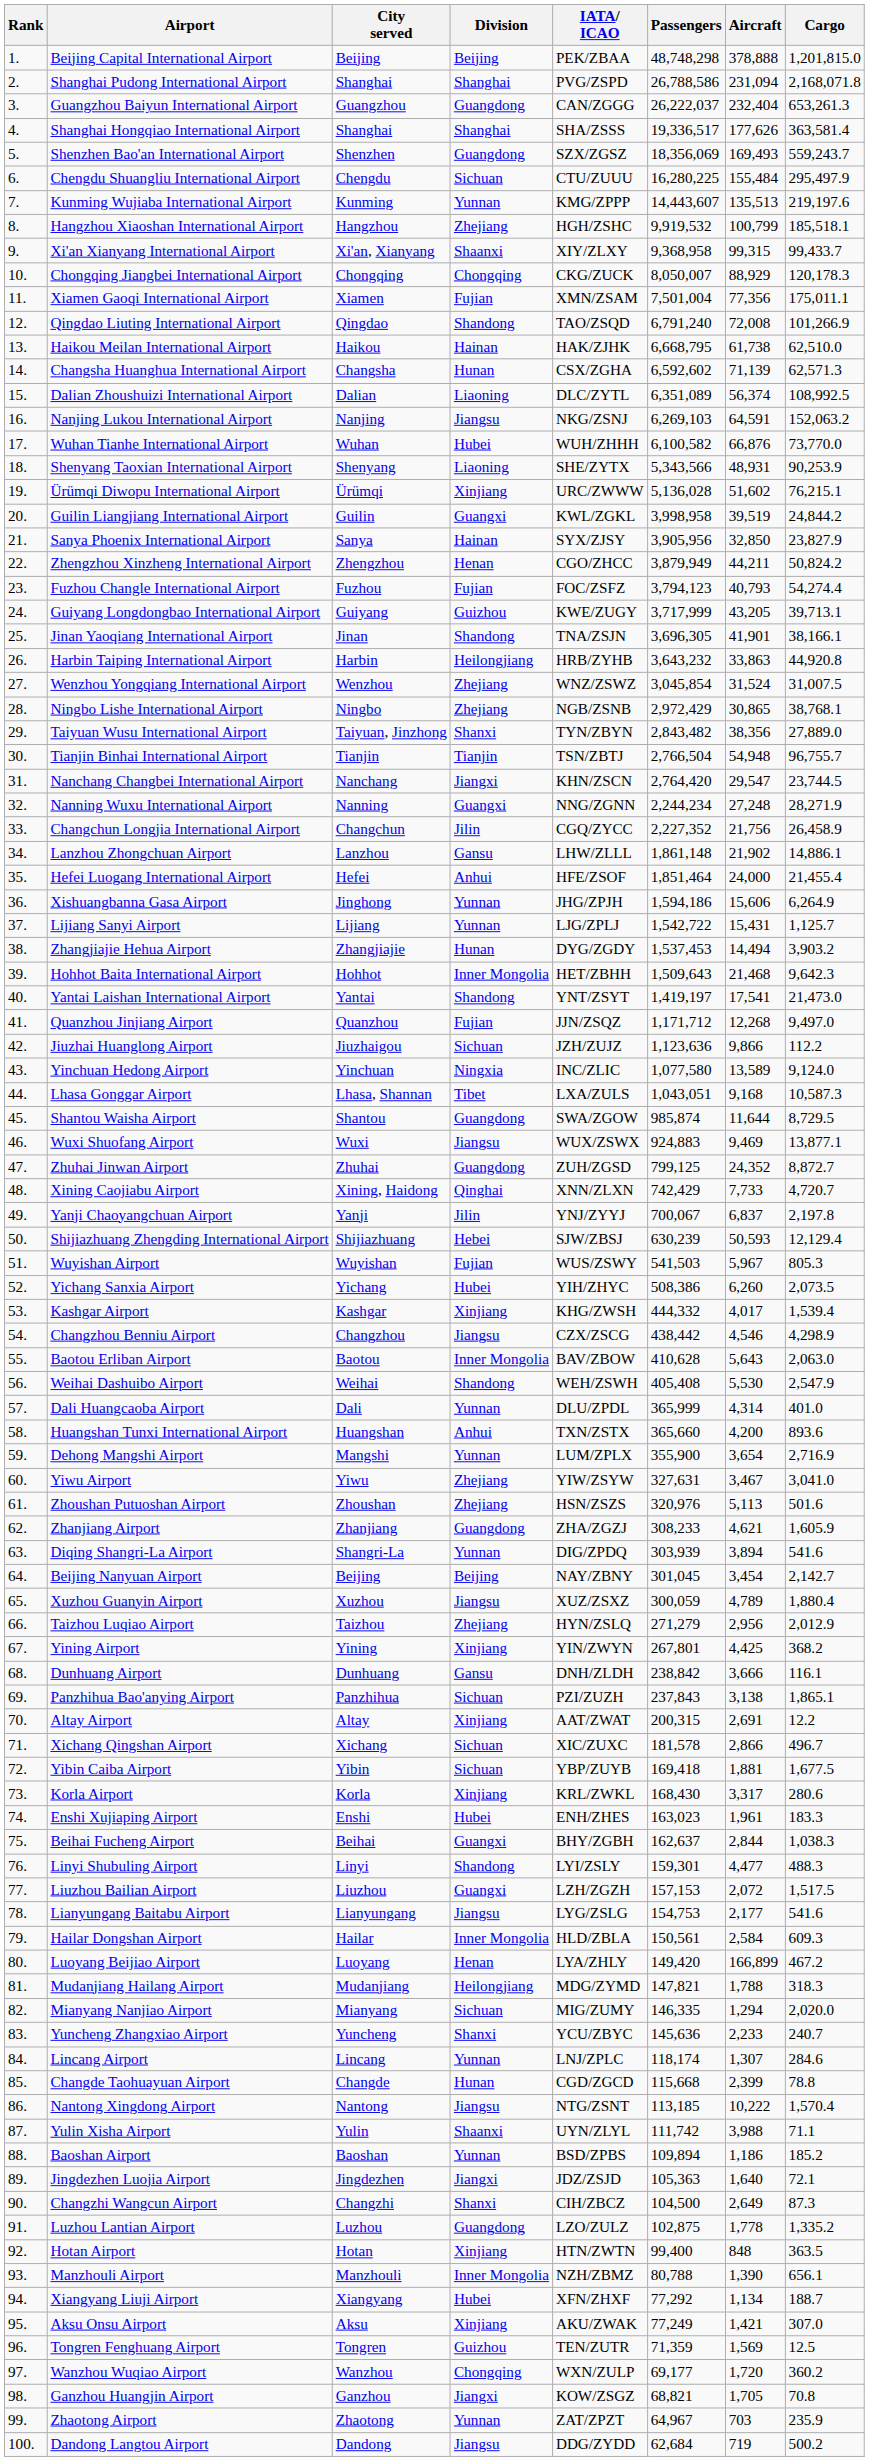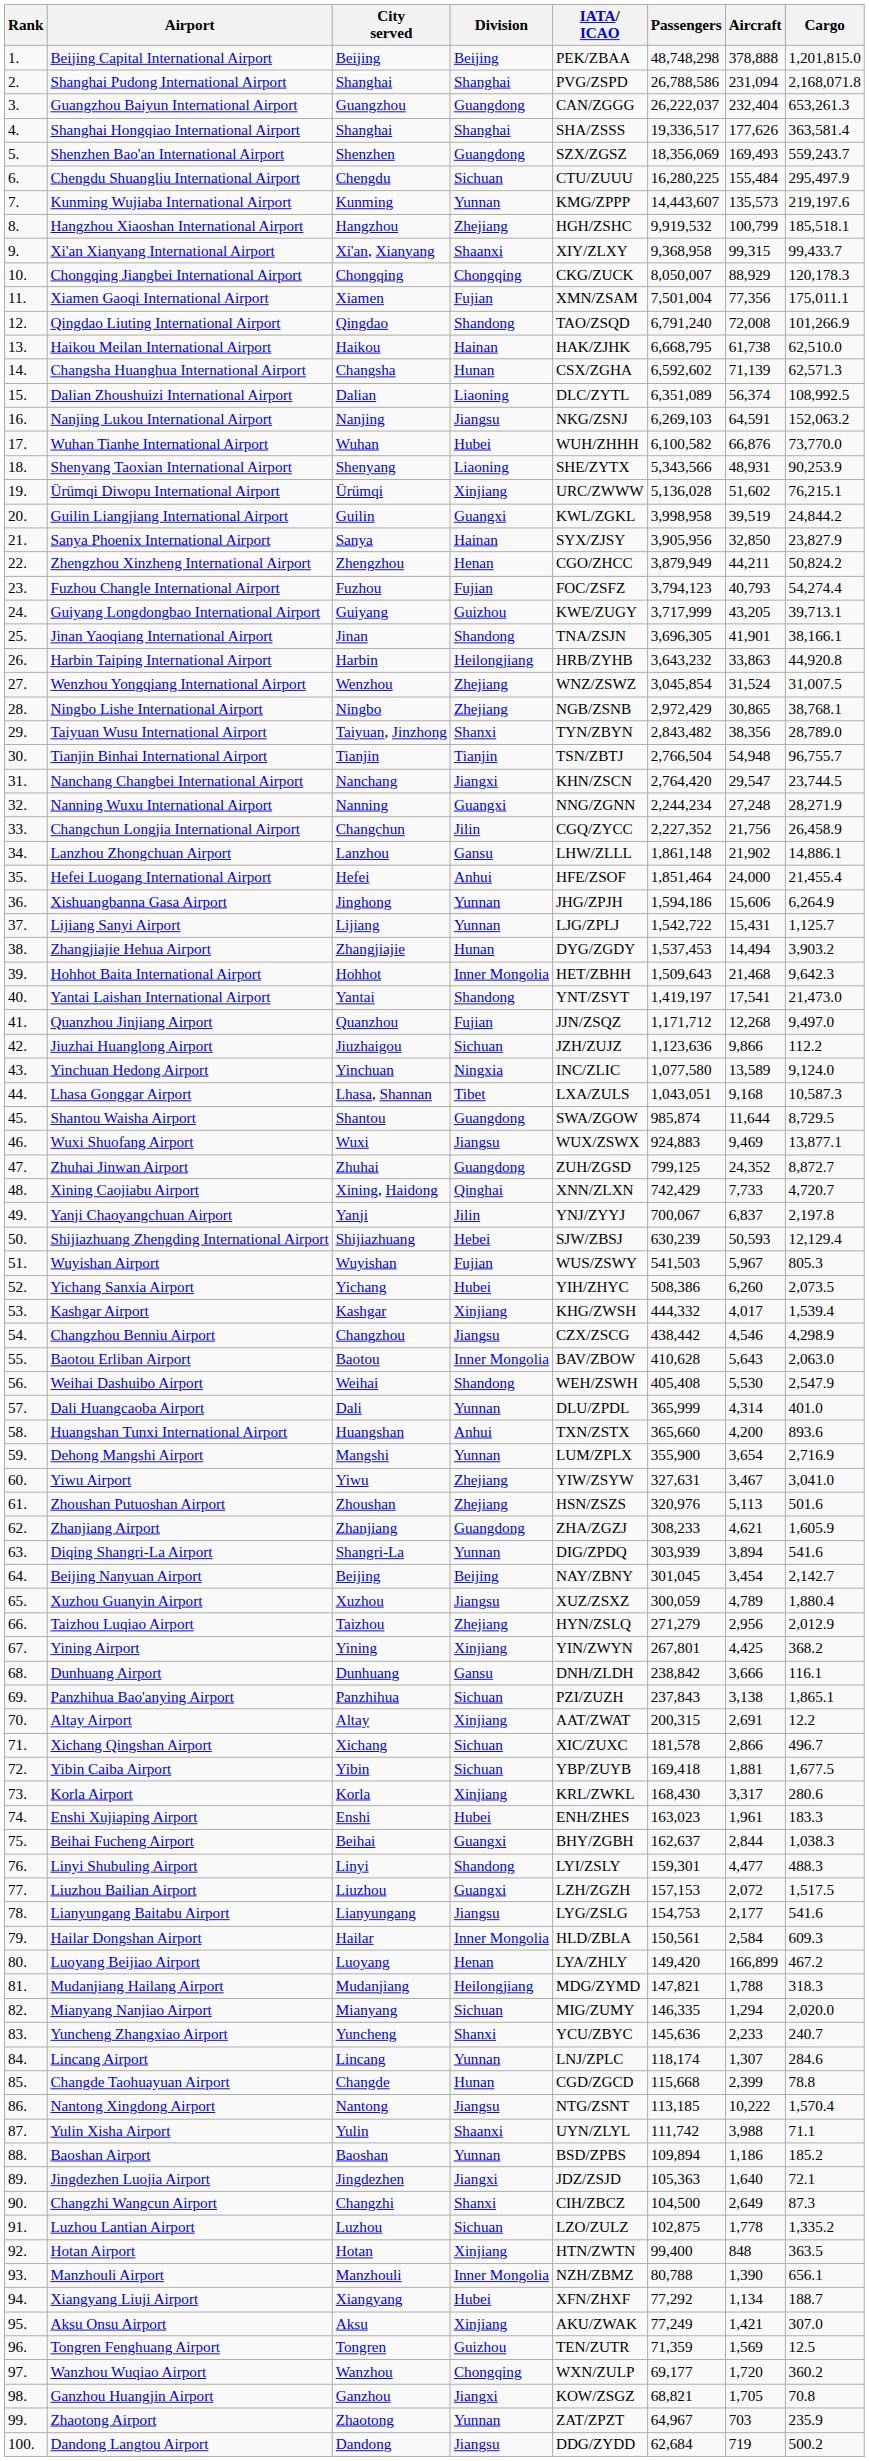(753, 202) 135,513 -> (753, 202) 135,573
(815, 732) 27,889.0 -> (815, 732) 28,789.0
(489, 2227) Guangdong -> (478, 2227) Sichuan
